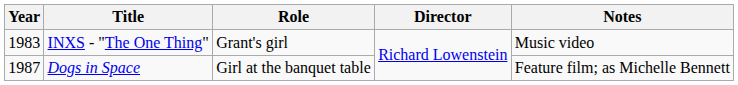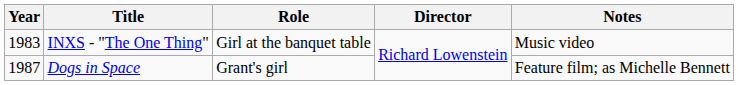(252, 42) Grant's girl -> (293, 42) Girl at the banquet table
(293, 67) Girl at the banquet table -> (252, 67) Grant's girl
